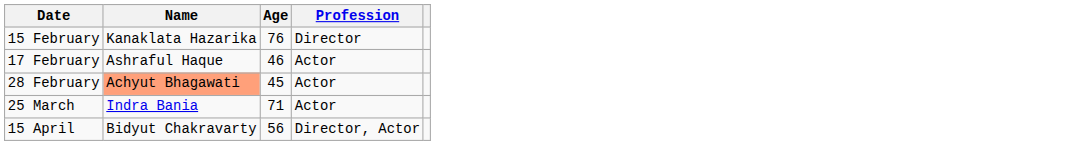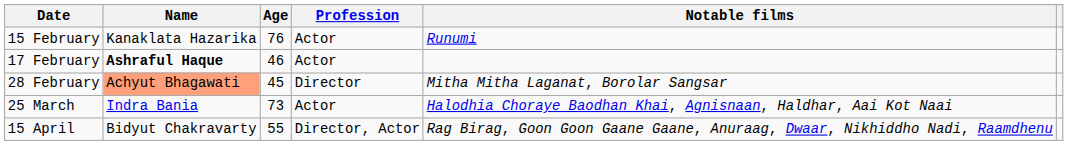+ column: (740, 16)
(328, 39) Director -> (316, 39) Actor
(165, 61) normal -> (165, 61) bold
(316, 84) Actor -> (328, 84) Director
(276, 107) 71 -> (276, 107) 73
(276, 129) 56 -> (276, 129) 55
